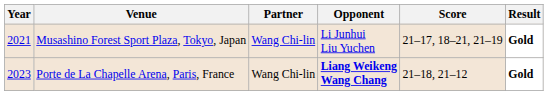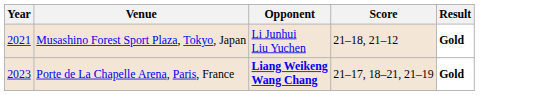- column: (283, 14)
(453, 41) 21–17, 18–21, 21–19 -> (366, 41) 21–18, 21–12
(435, 74) 21–18, 21–12 -> (383, 74) 21–17, 18–21, 21–19
